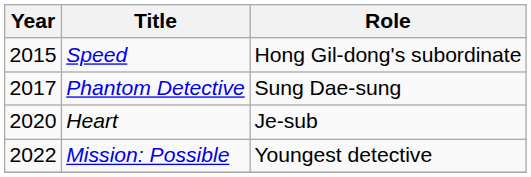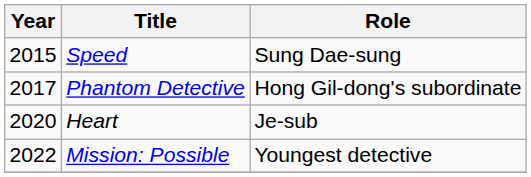(388, 54) Hong Gil-dong's subordinate -> (328, 54) Sung Dae-sung
(328, 88) Sung Dae-sung -> (388, 88) Hong Gil-dong's subordinate
